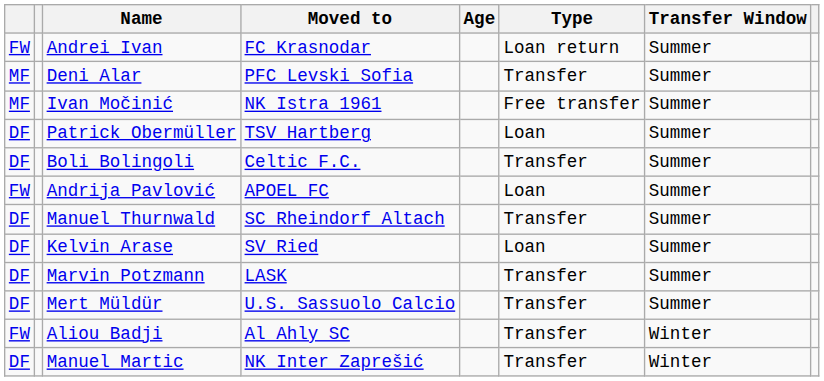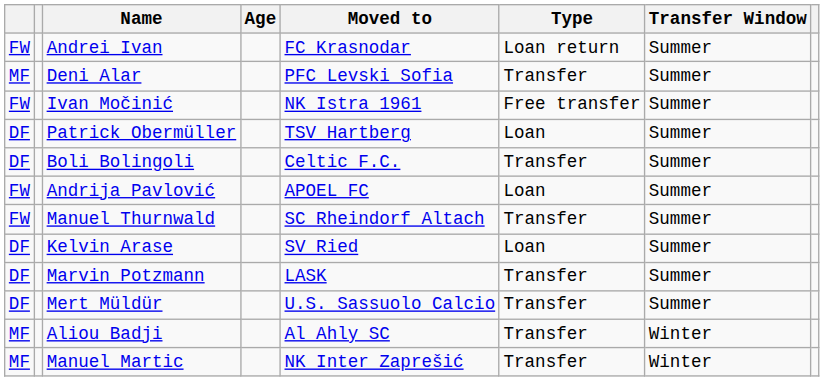columns swapped: (479, 19) <-> (350, 19)
(19, 105) MF -> (19, 105) FW
(19, 219) DF -> (19, 219) FW
(19, 334) FW -> (19, 334) MF
(19, 362) DF -> (19, 362) MF
